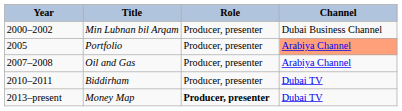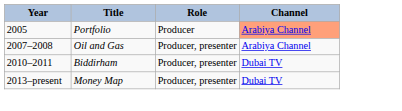- row: (132, 30)
(223, 47) Producer, presenter -> (176, 30) Producer
(227, 97) bold -> (197, 80) normal
